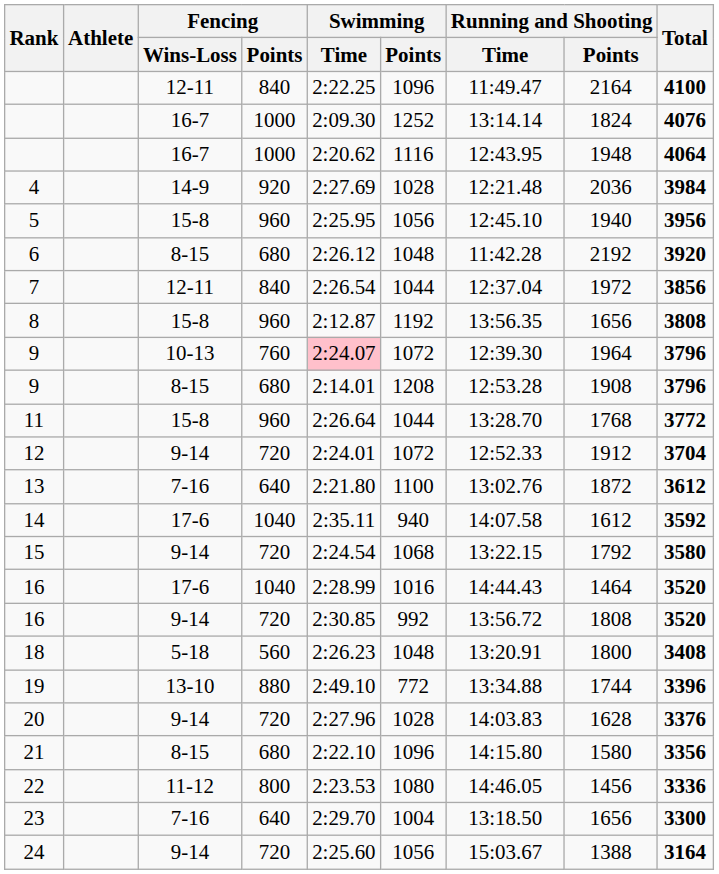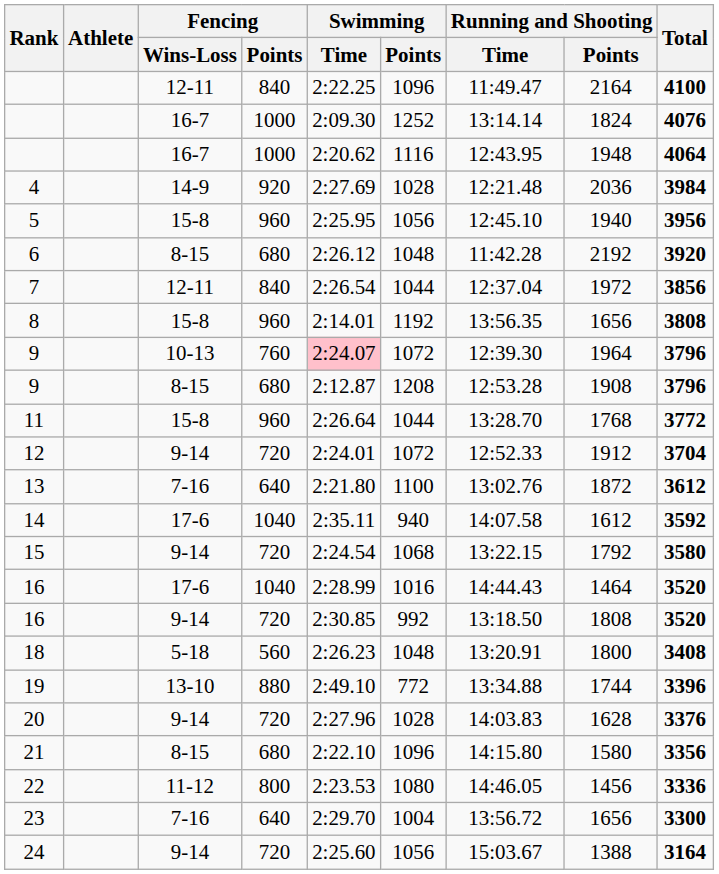(344, 320) 2:12.87 -> (344, 320) 2:14.01
(344, 386) 2:14.01 -> (344, 386) 2:12.87
(505, 619) 13:56.72 -> (505, 619) 13:18.50
(505, 818) 13:18.50 -> (505, 818) 13:56.72
